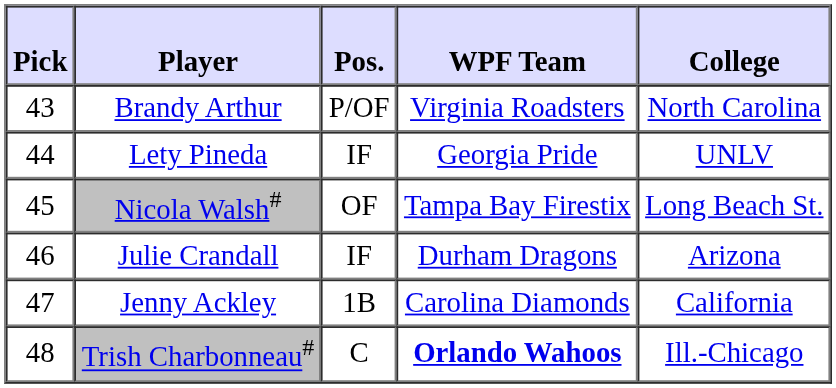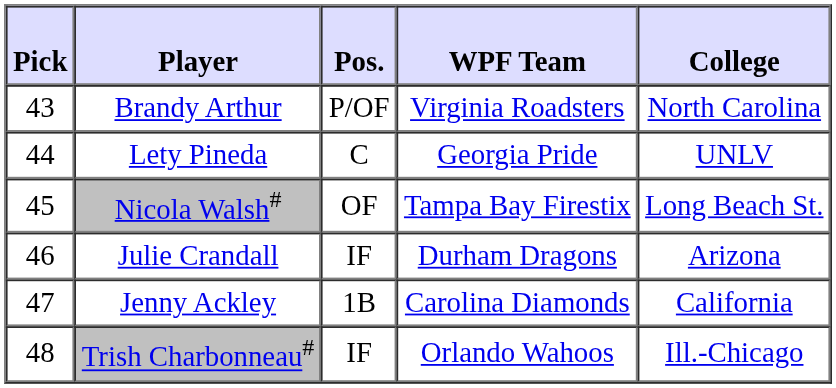(359, 154) IF -> (359, 154) C
(359, 353) C -> (359, 353) IF
(517, 353) bold -> (517, 353) normal
